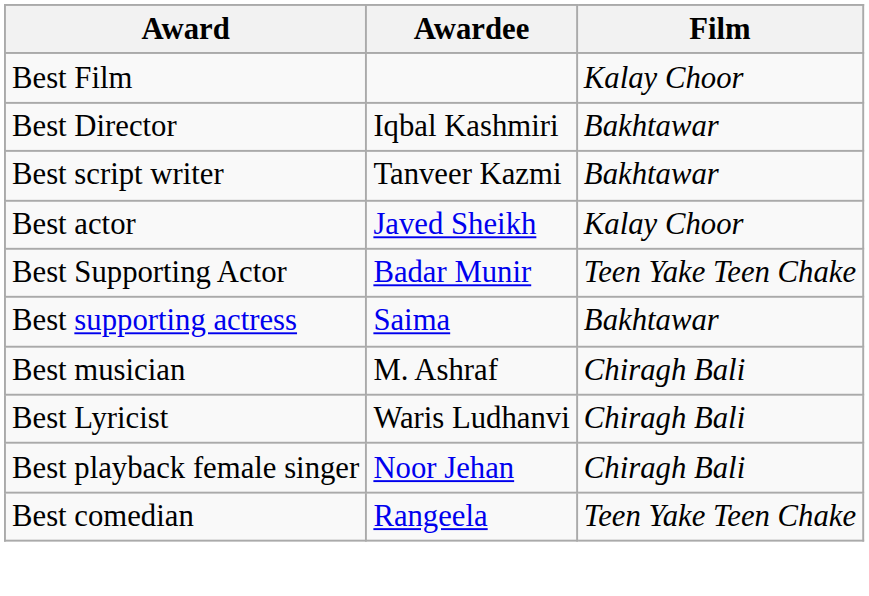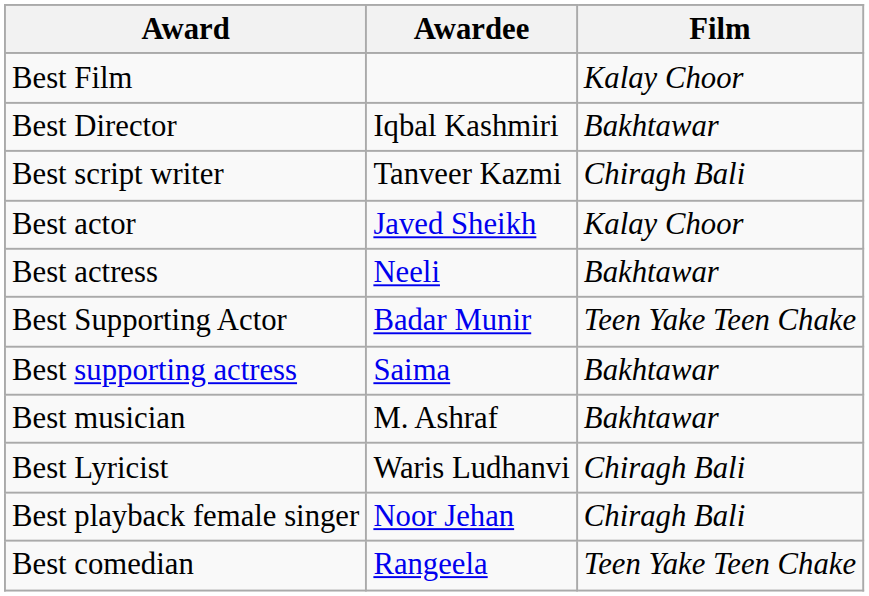(651, 175) Bakhtawar -> (665, 175) Chiragh Bali
+ row: (85, 272)
(665, 369) Chiragh Bali -> (651, 418) Bakhtawar
